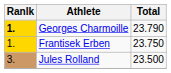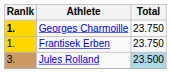(148, 28) 23.790 -> (148, 28) 23.750
(148, 60) no background -> (148, 60) lightblue background
